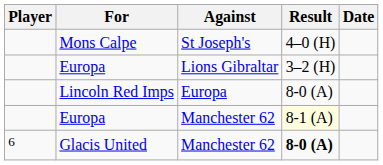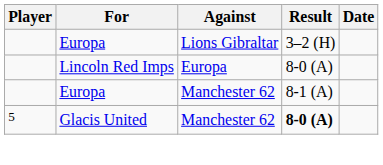- row: (98, 42)
(309, 117) lightyellow background -> (309, 92) no background
(11, 141) 6 -> (11, 116) 5
